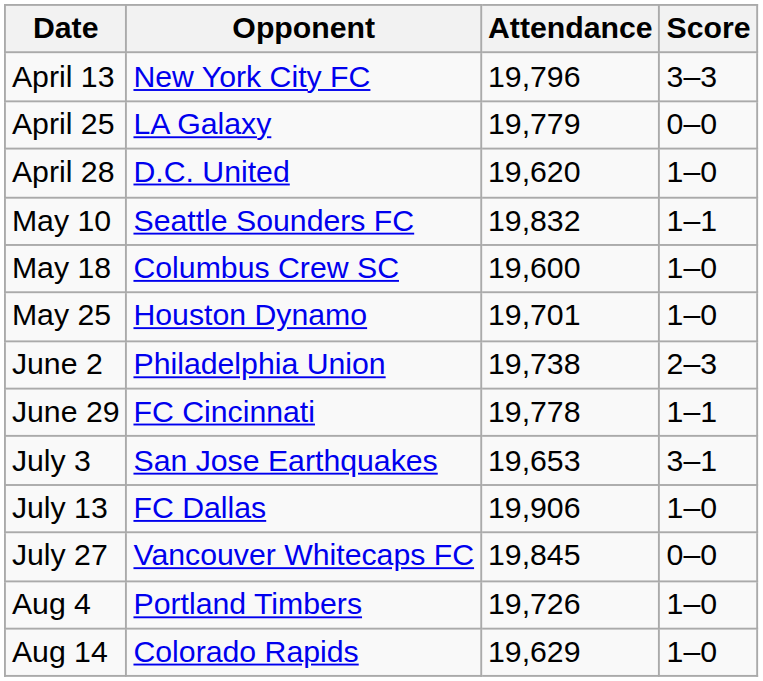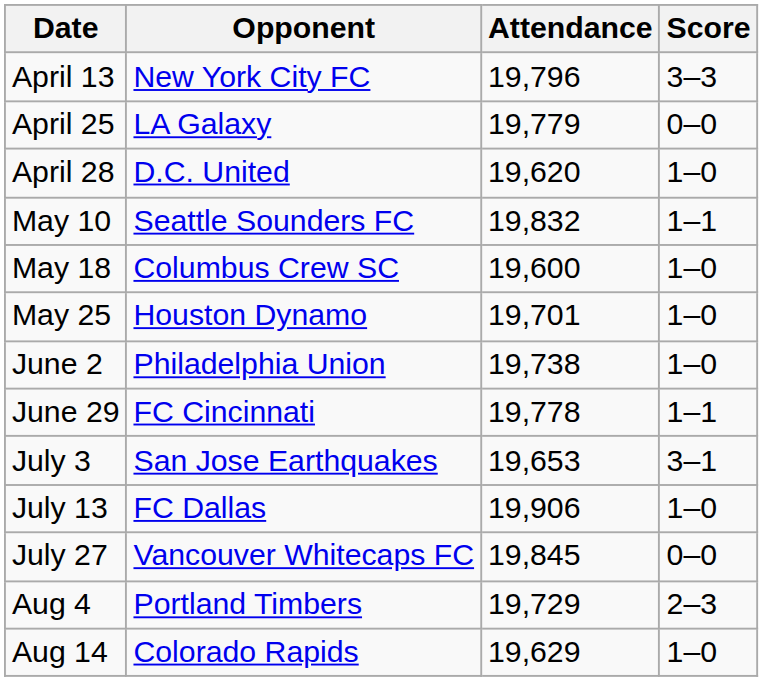(692, 364) 2–3 -> (692, 364) 1–0
(534, 603) 19,726 -> (534, 603) 19,729
(692, 603) 1–0 -> (692, 603) 2–3
